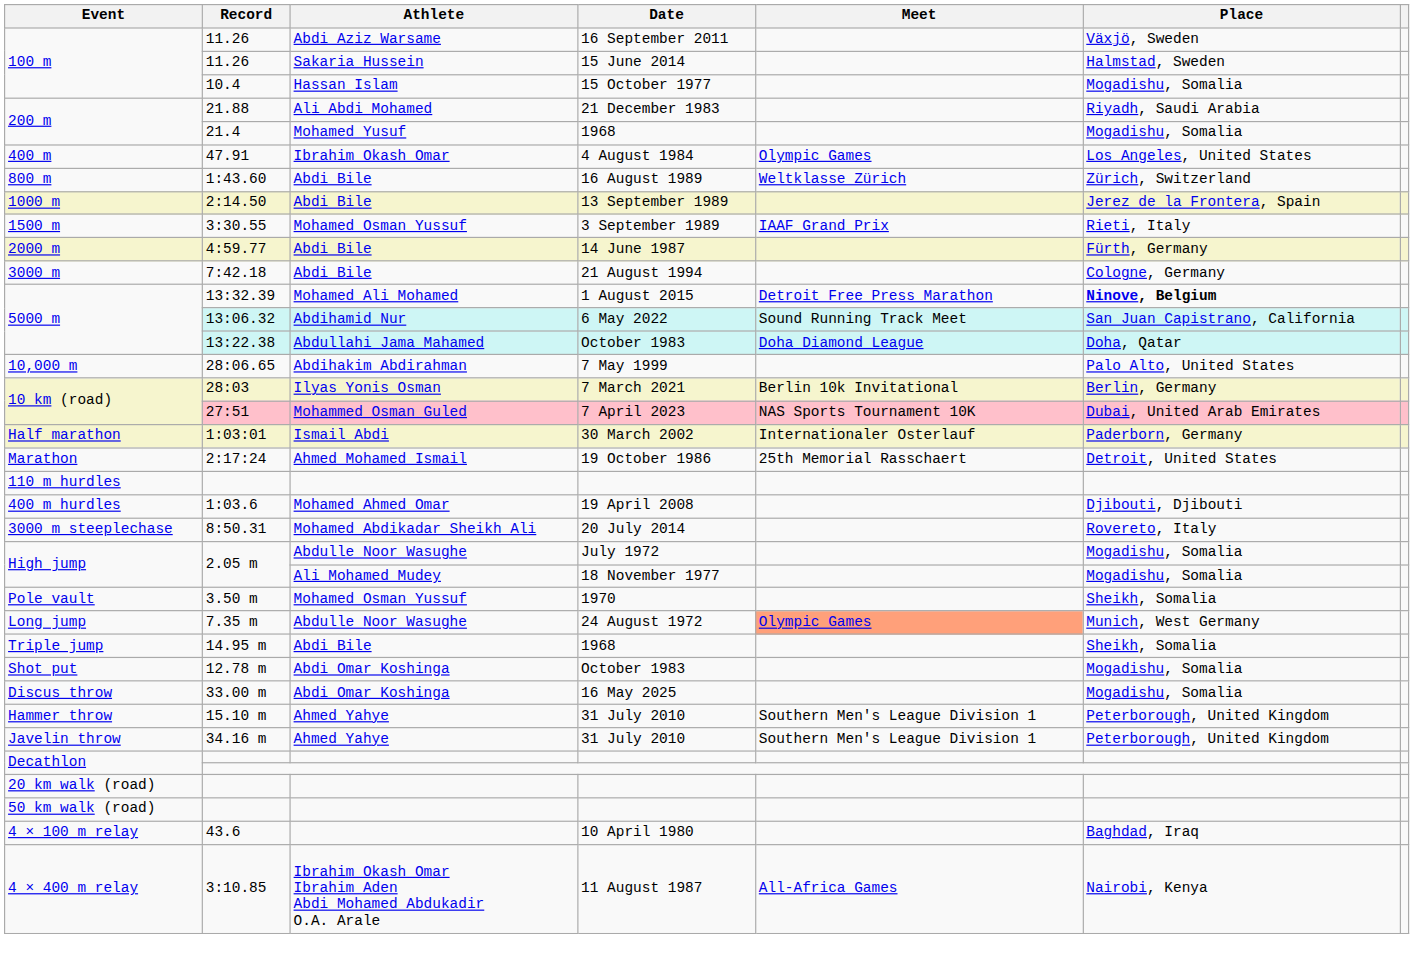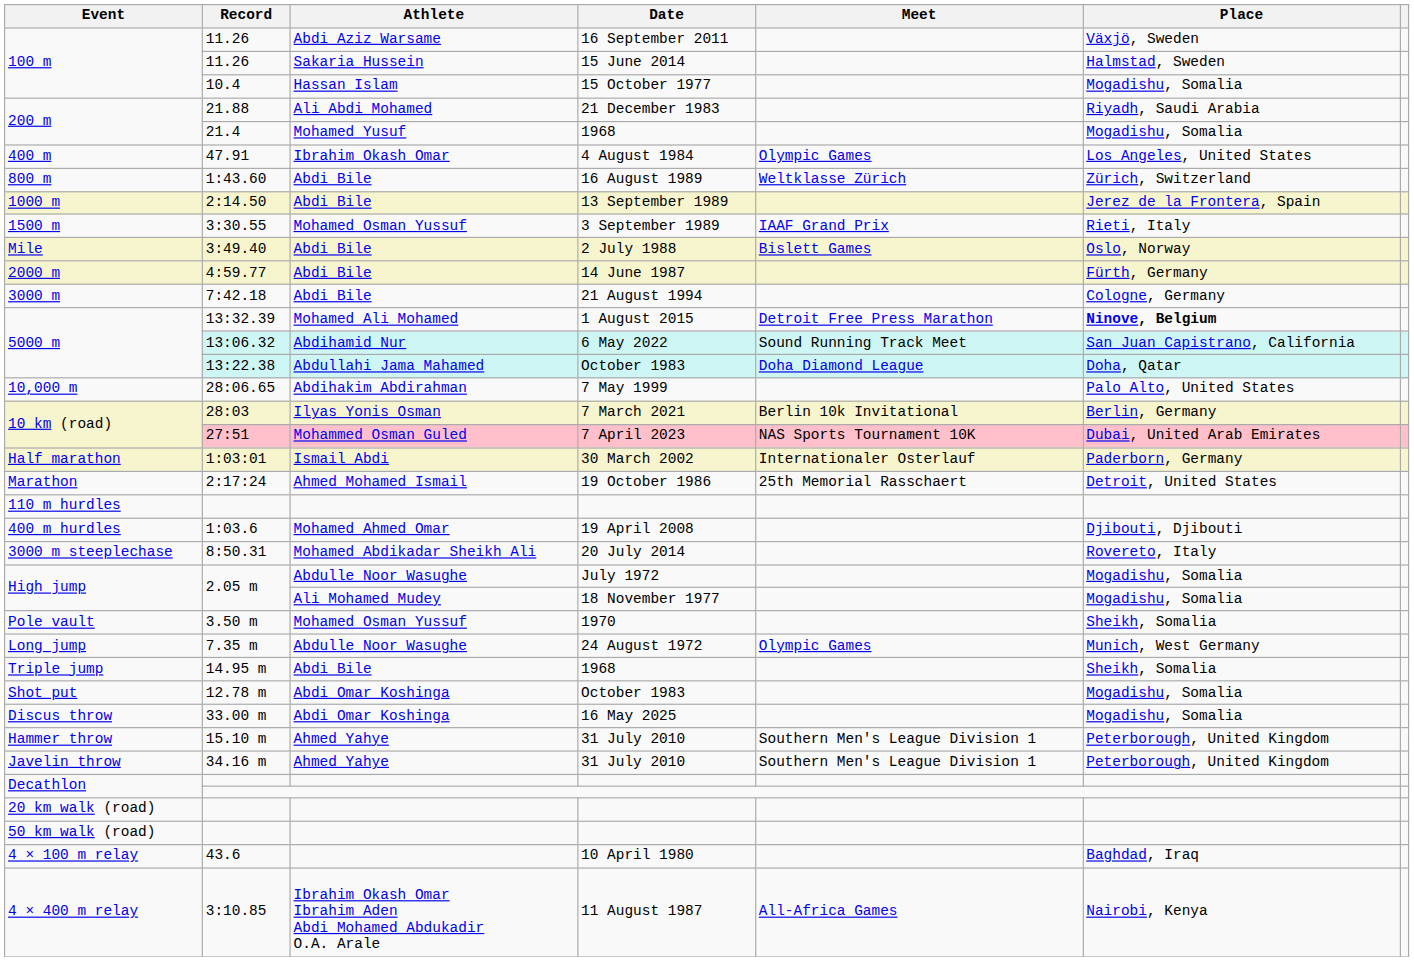+ row: (25, 250)
(815, 623) lightsalmon background -> (815, 646) no background
